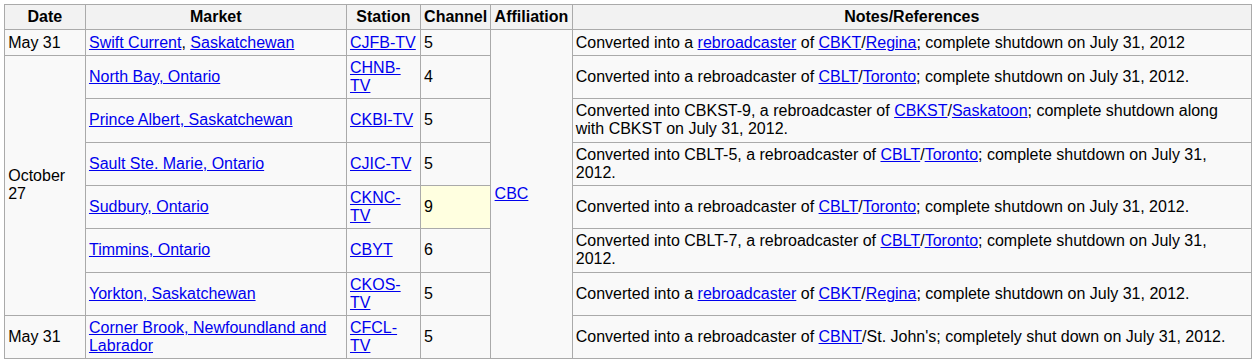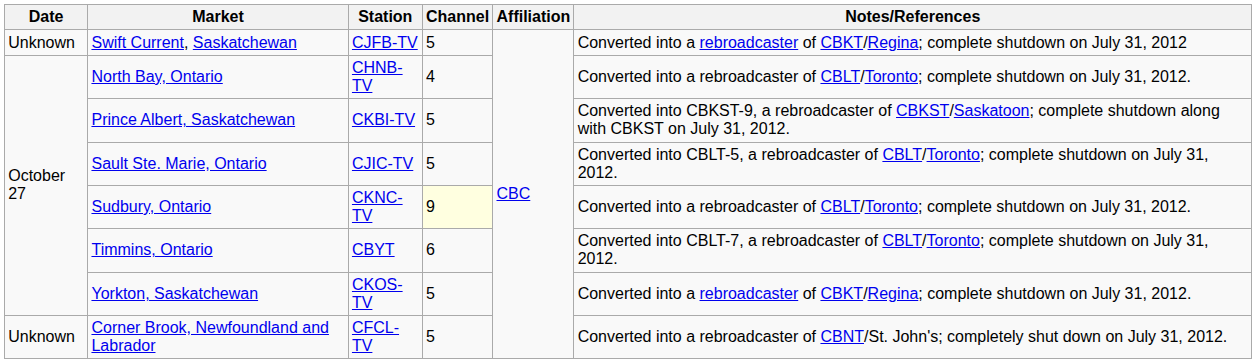(34, 42) May 31 -> (42, 42) Unknown
(34, 337) May 31 -> (42, 337) Unknown
